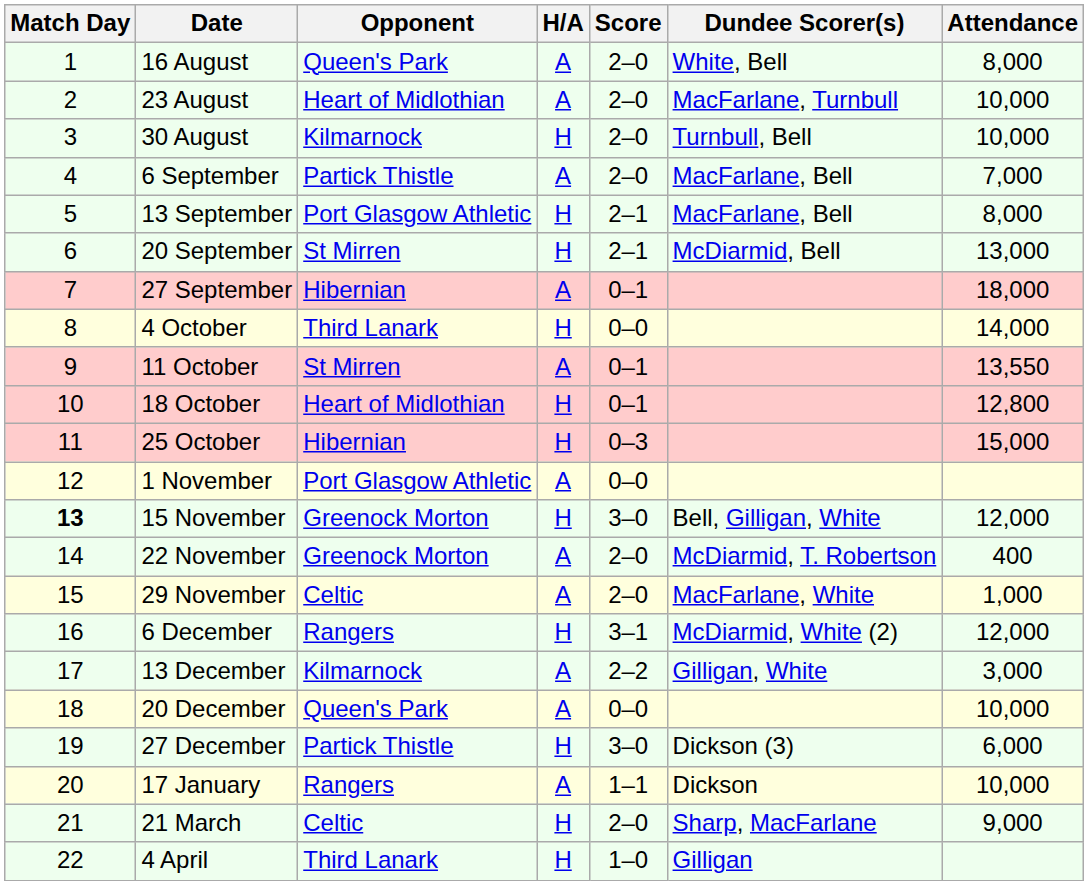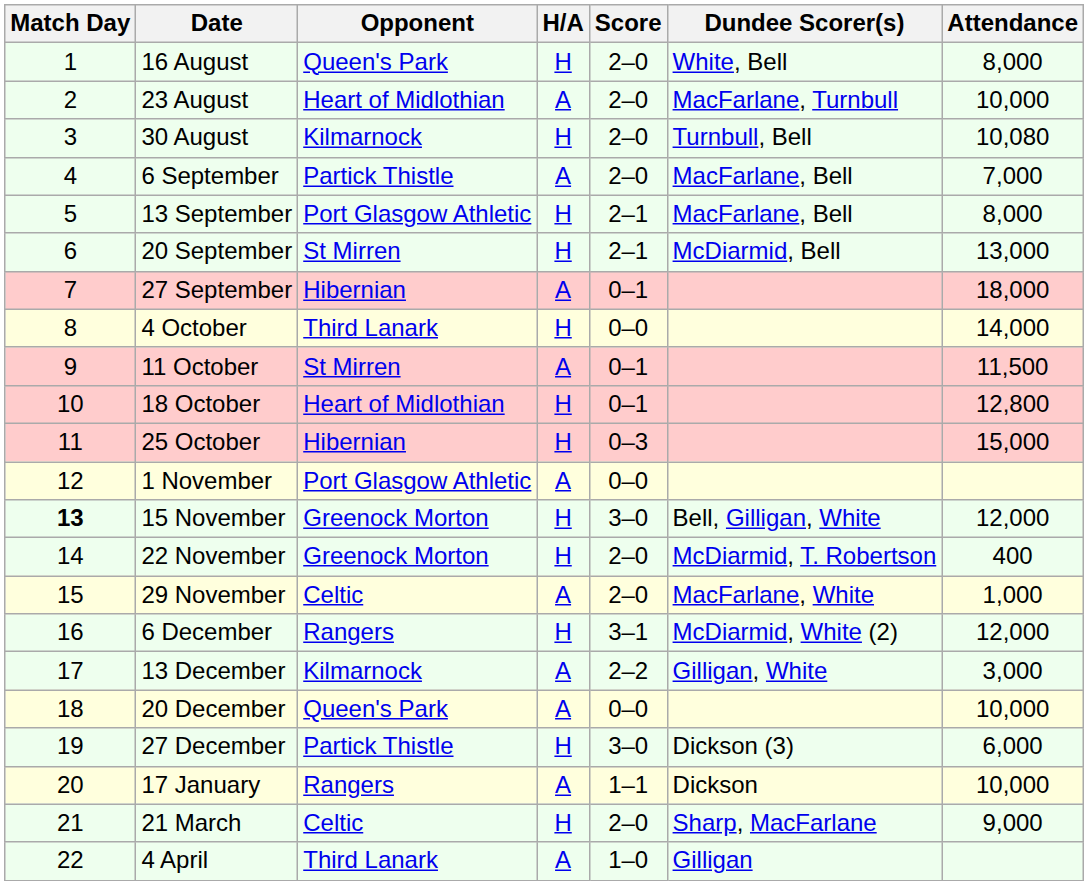(563, 61) A -> (563, 61) H
(1013, 137) 10,000 -> (1013, 137) 10,080
(1013, 366) 13,550 -> (1013, 366) 11,500
(563, 556) A -> (563, 556) H
(563, 860) H -> (563, 860) A
